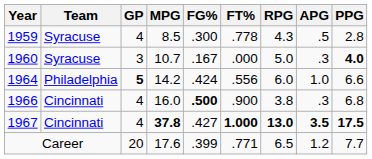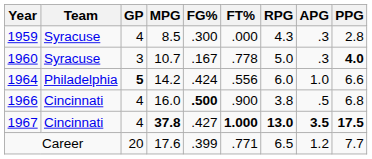(245, 37) .778 -> (245, 37) .000
(323, 37) .5 -> (323, 37) .3
(245, 58) .000 -> (245, 58) .778
(323, 101) .3 -> (323, 101) .5
